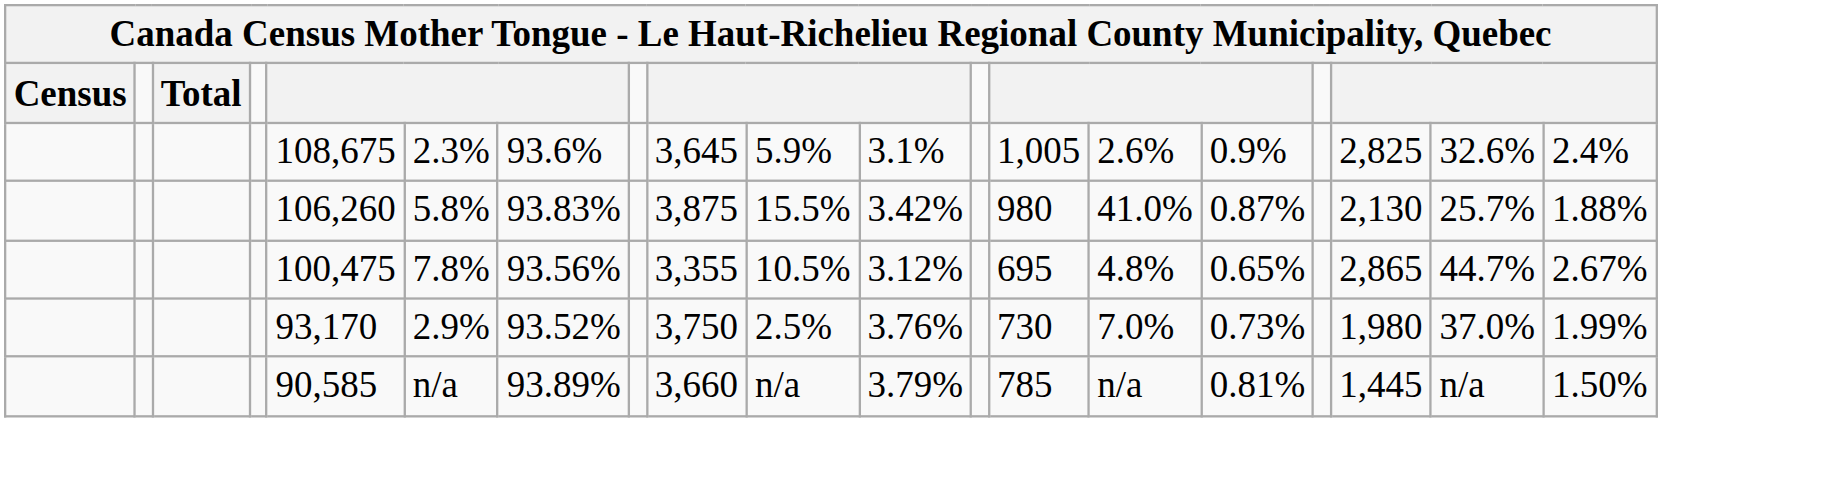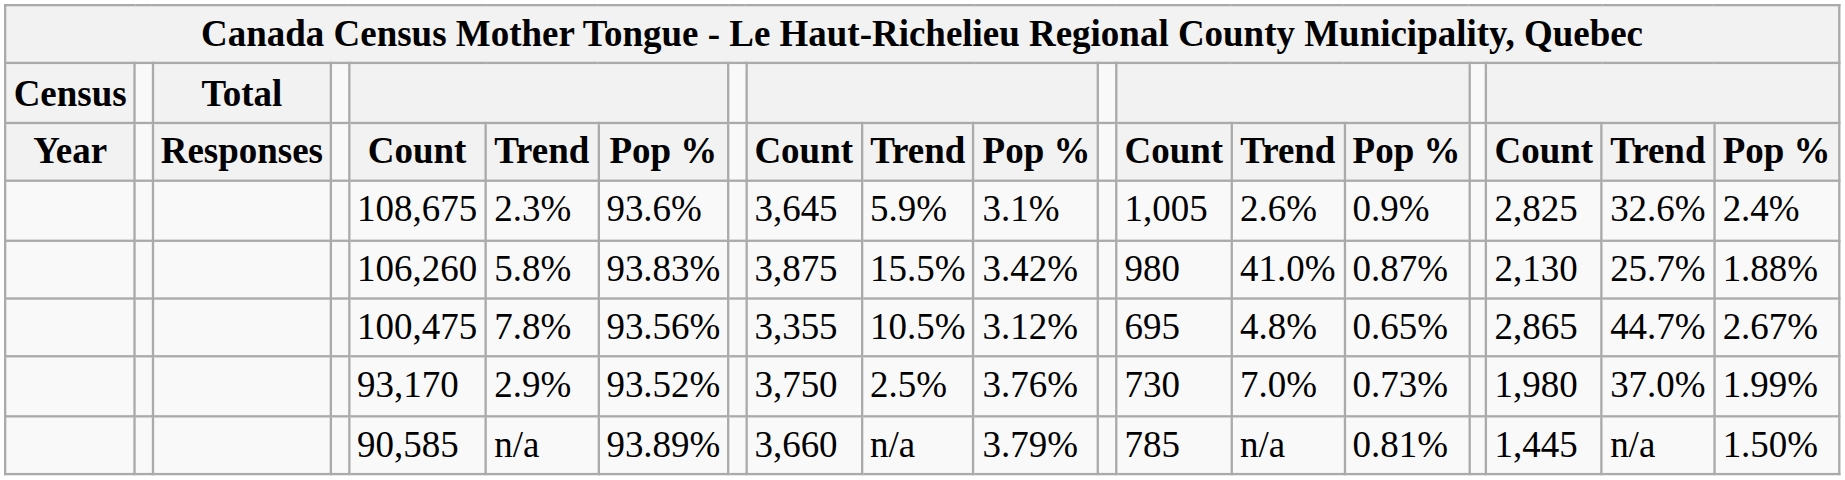+ row: (70, 151)
